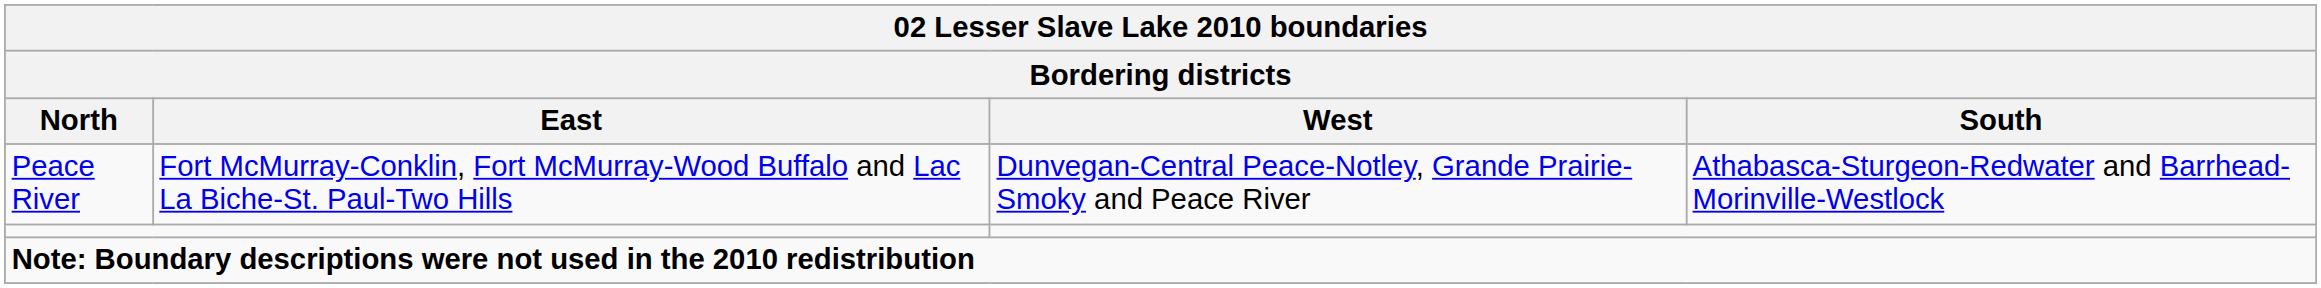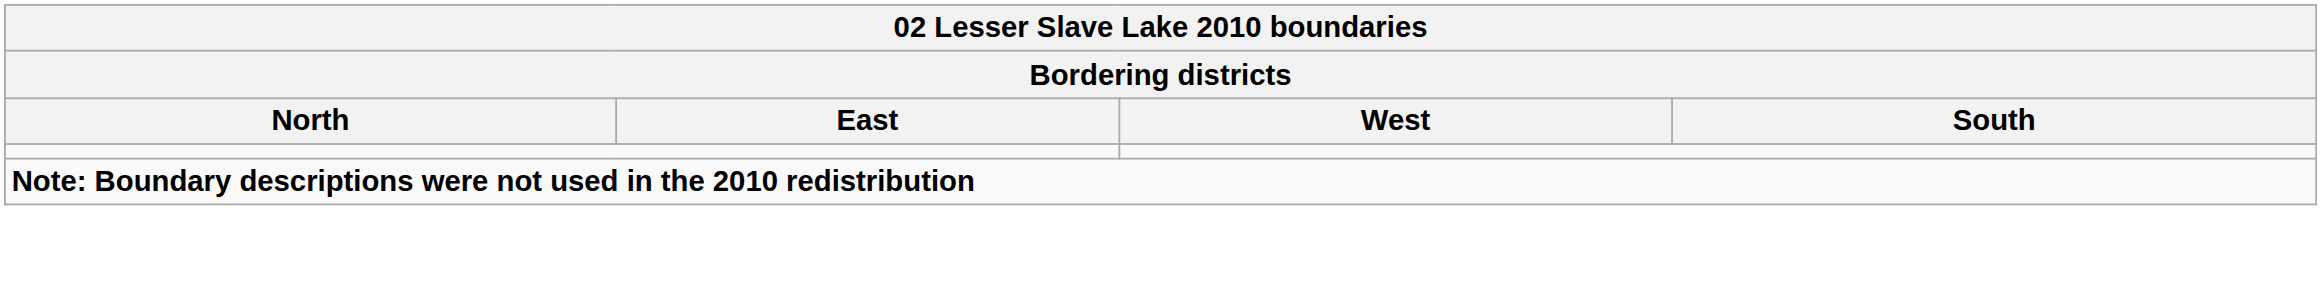- row: (53, 183)
